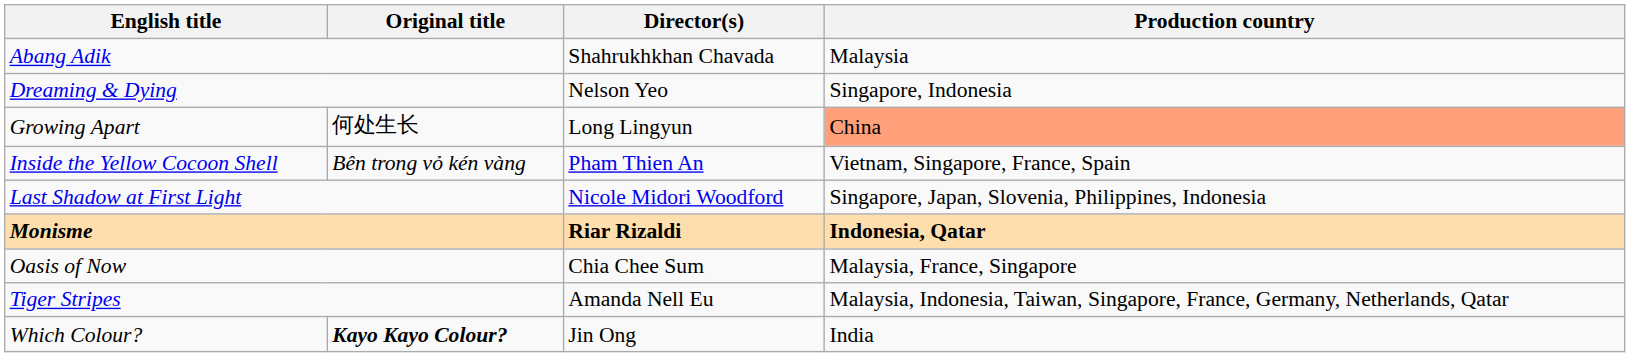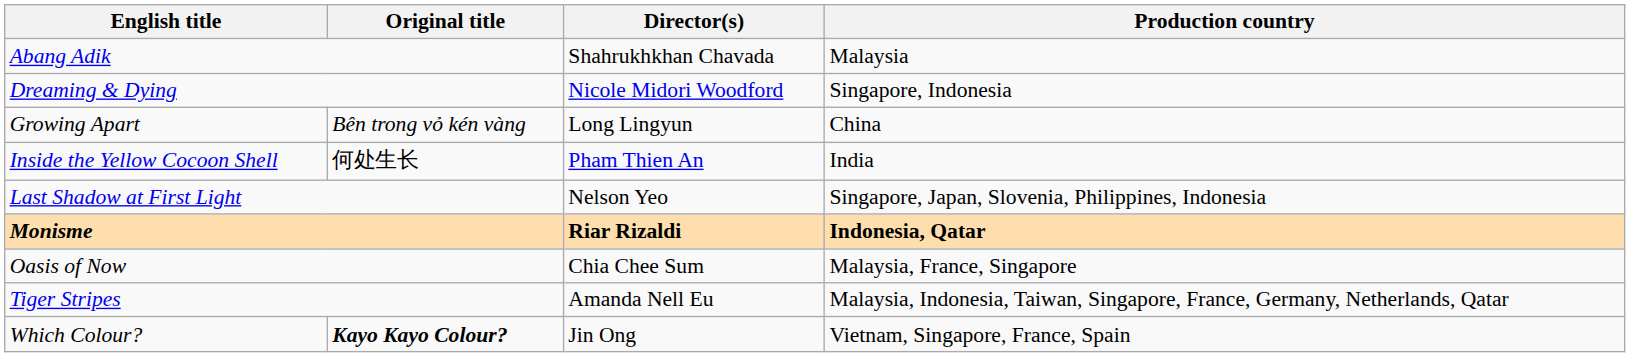(618, 90) Nelson Yeo -> (676, 90) Nicole Midori Woodford
(375, 125) 何处生长 -> (429, 124) Bên trong vỏ kén vàng
(855, 126) lightsalmon background -> (855, 124) no background
(429, 162) Bên trong vỏ kén vàng -> (375, 160) 何处生长
(980, 162) Vietnam, Singapore, France, Spain -> (852, 160) India
(676, 196) Nicole Midori Woodford -> (618, 196) Nelson Yeo
(852, 333) India -> (980, 333) Vietnam, Singapore, France, Spain
